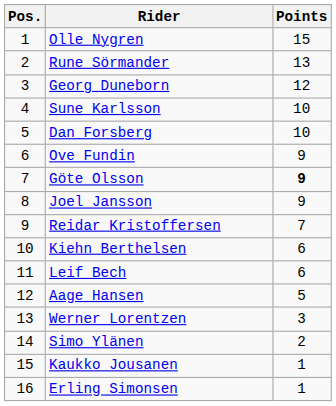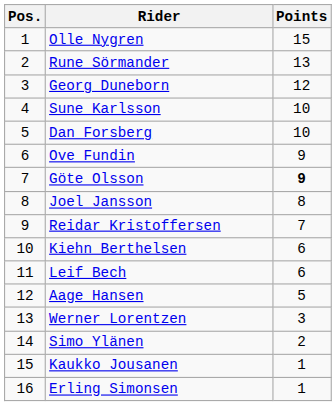(302, 203) 9 -> (302, 203) 8
